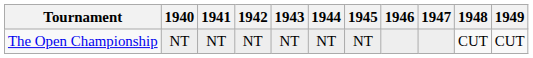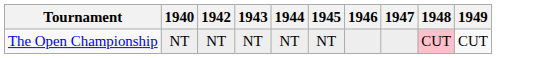- column: (216, 16)
(473, 41) no background -> (436, 41) pink background
